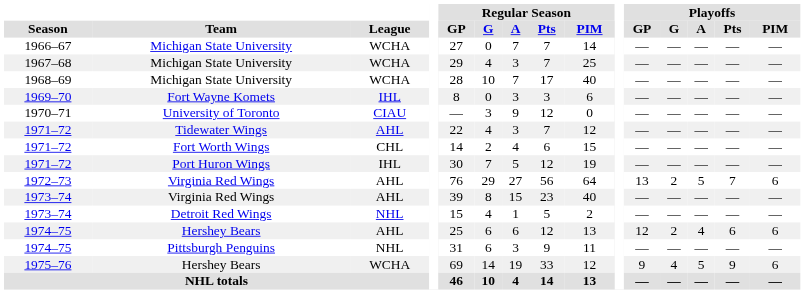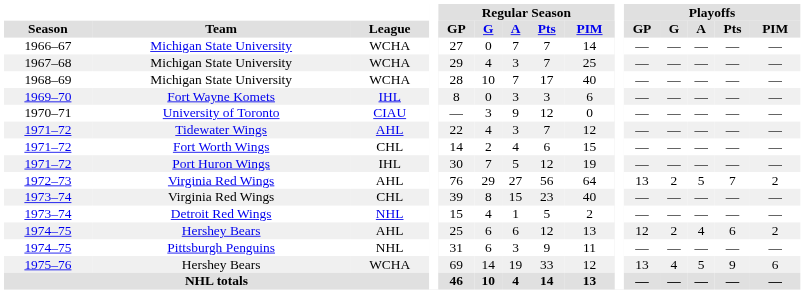(775, 180) 6 -> (775, 180) 2
(390, 197) AHL -> (390, 197) CHL
(775, 230) 6 -> (775, 230) 2
(642, 264) 9 -> (642, 264) 13
